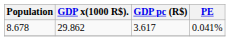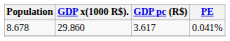(71, 28) 29.862 -> (71, 28) 29.860
